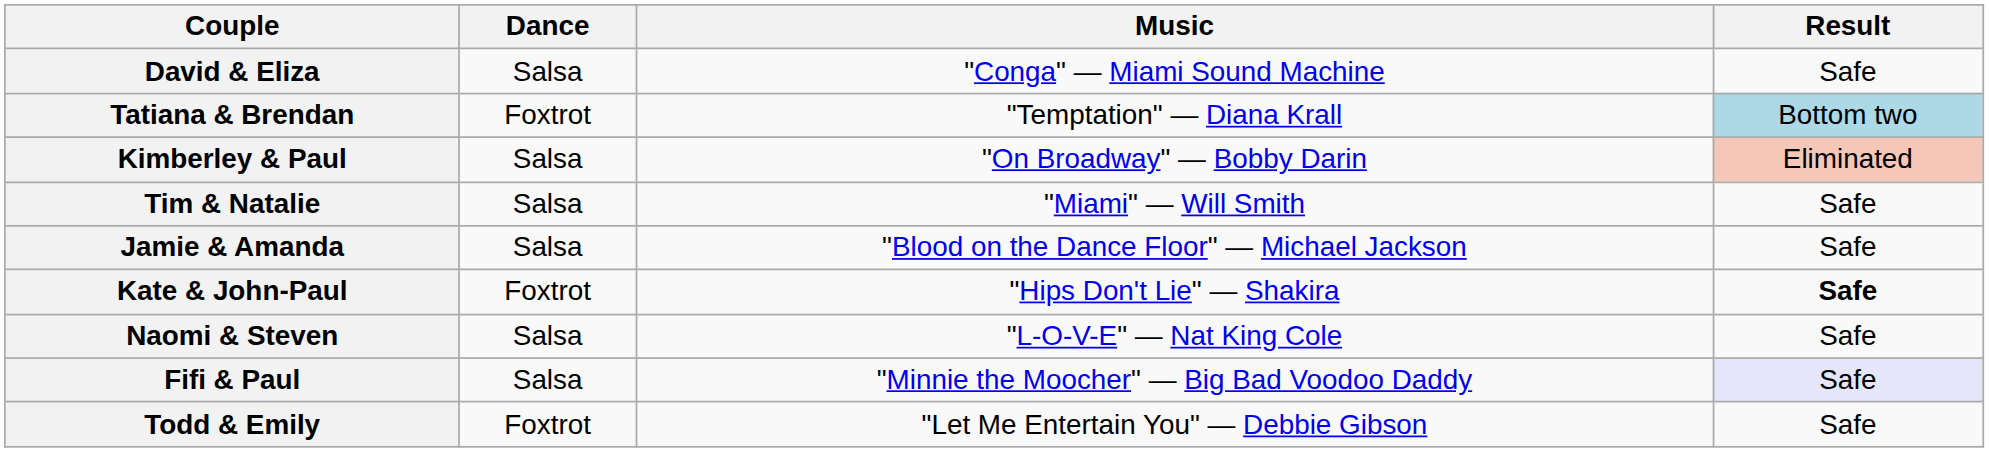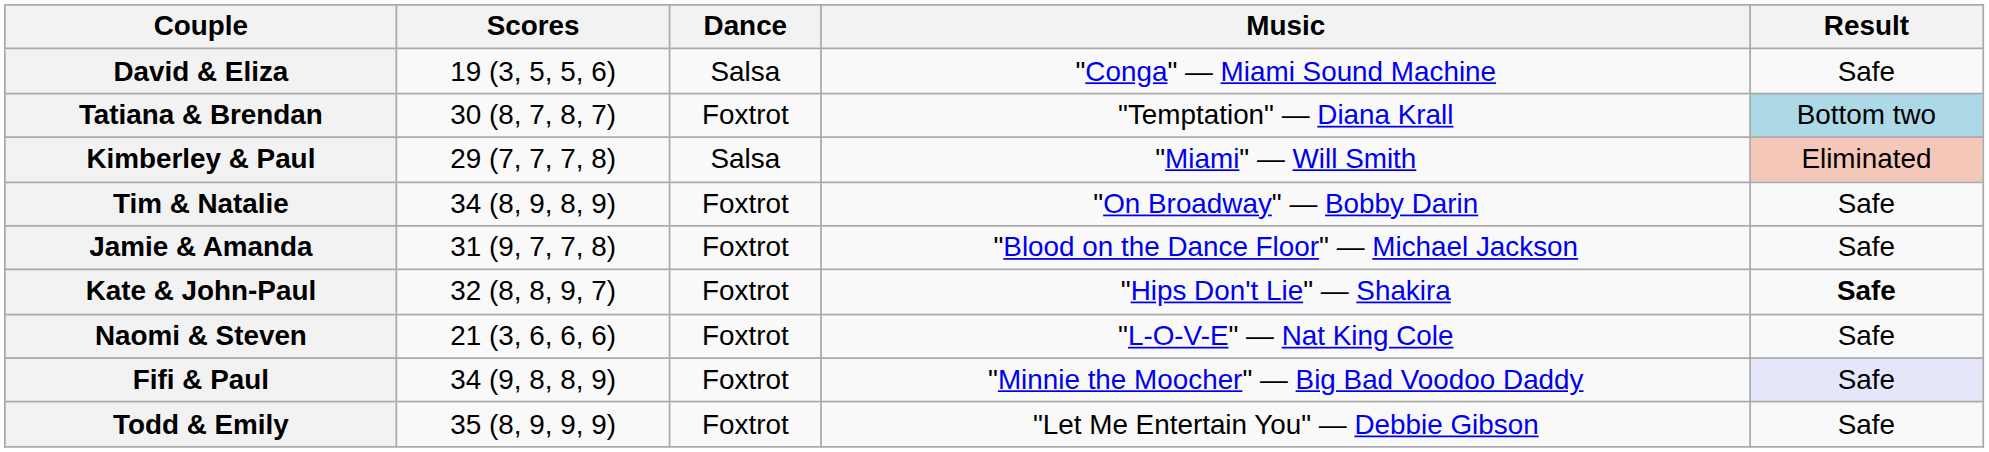+ column: (533, 26)
(1174, 159) "On Broadway" — Bobby Darin -> (1286, 159) "Miami" — Will Smith
(548, 203) Salsa -> (745, 203) Foxtrot
(1174, 203) "Miami" — Will Smith -> (1286, 203) "On Broadway" — Bobby Darin
(548, 247) Salsa -> (745, 247) Foxtrot
(548, 335) Salsa -> (745, 335) Foxtrot
(548, 379) Salsa -> (745, 379) Foxtrot
